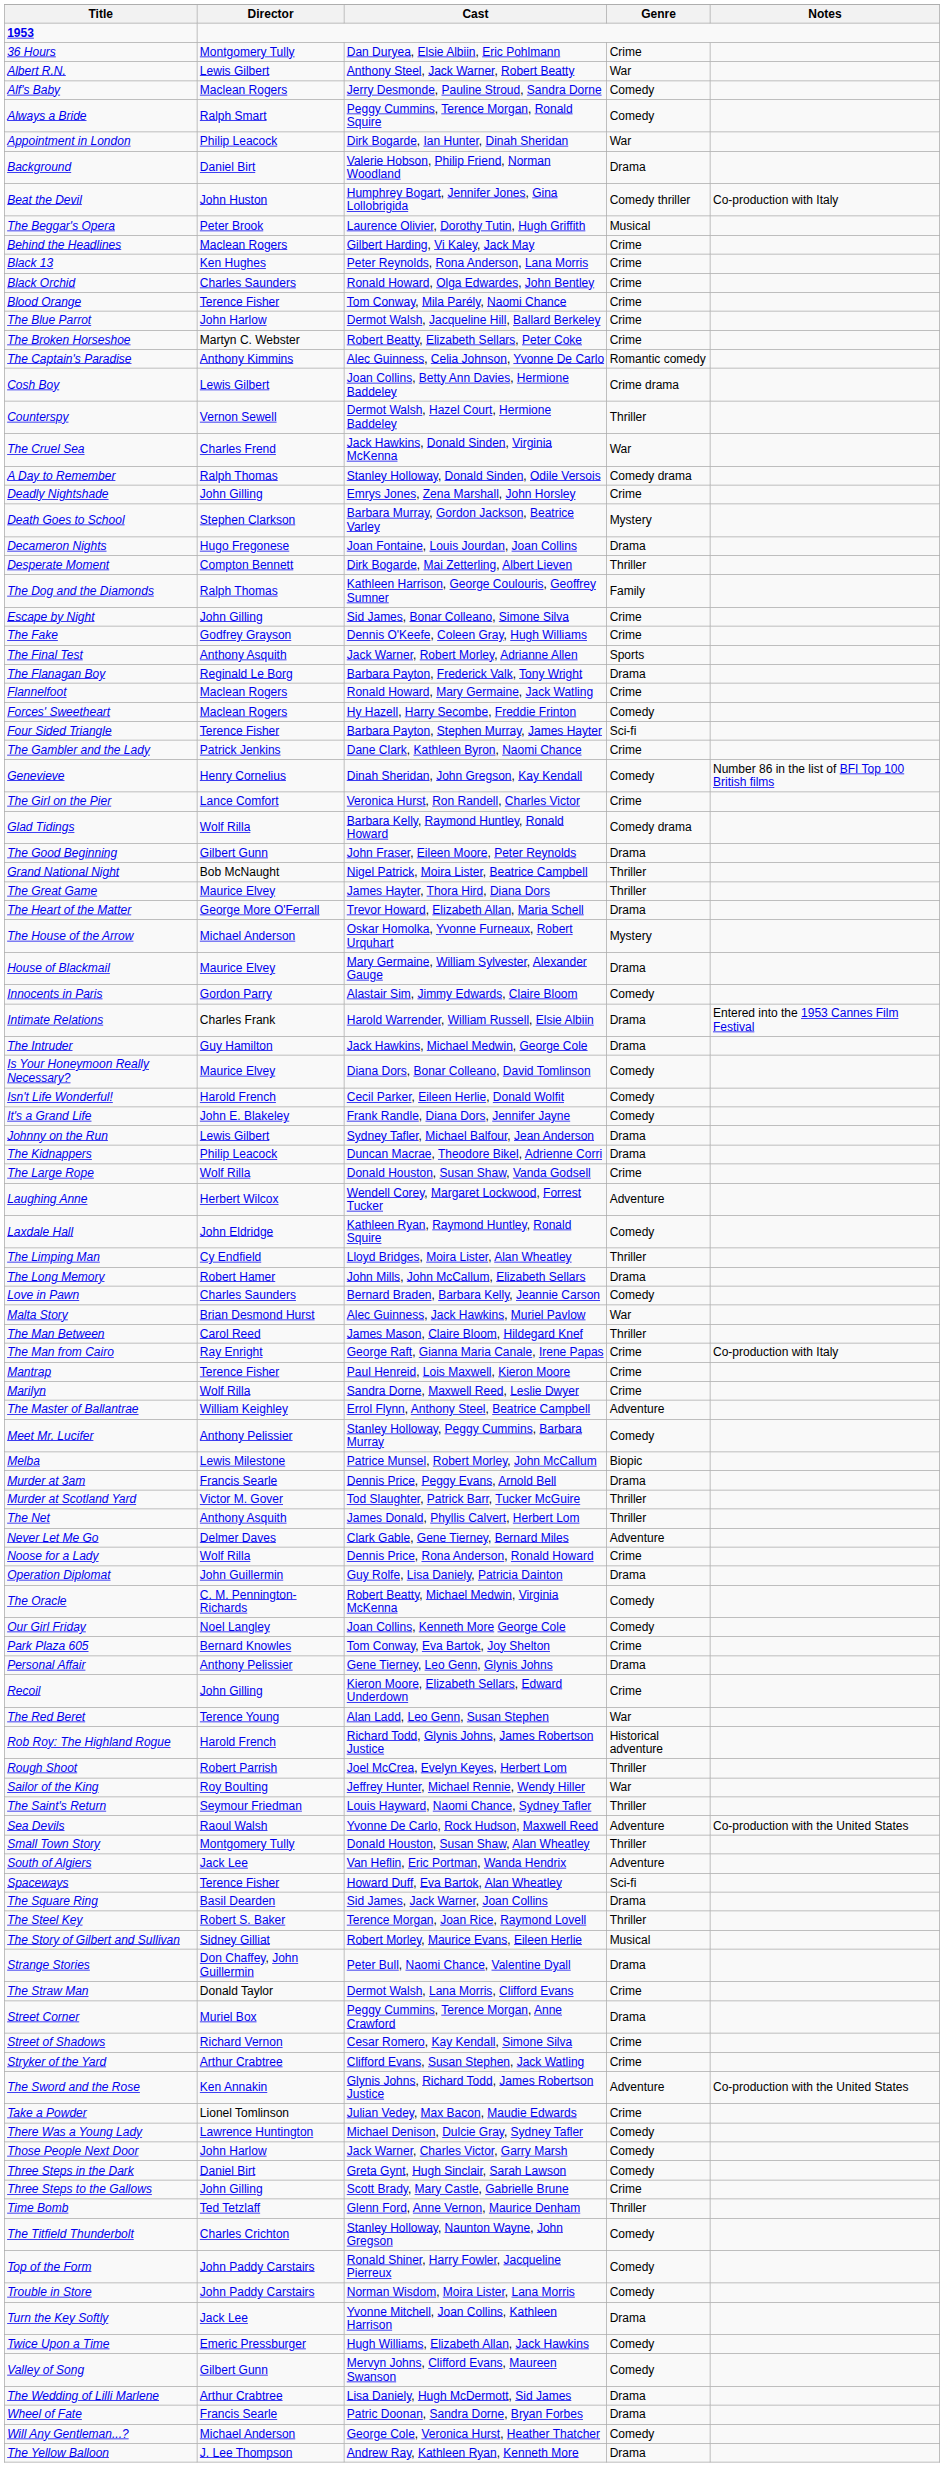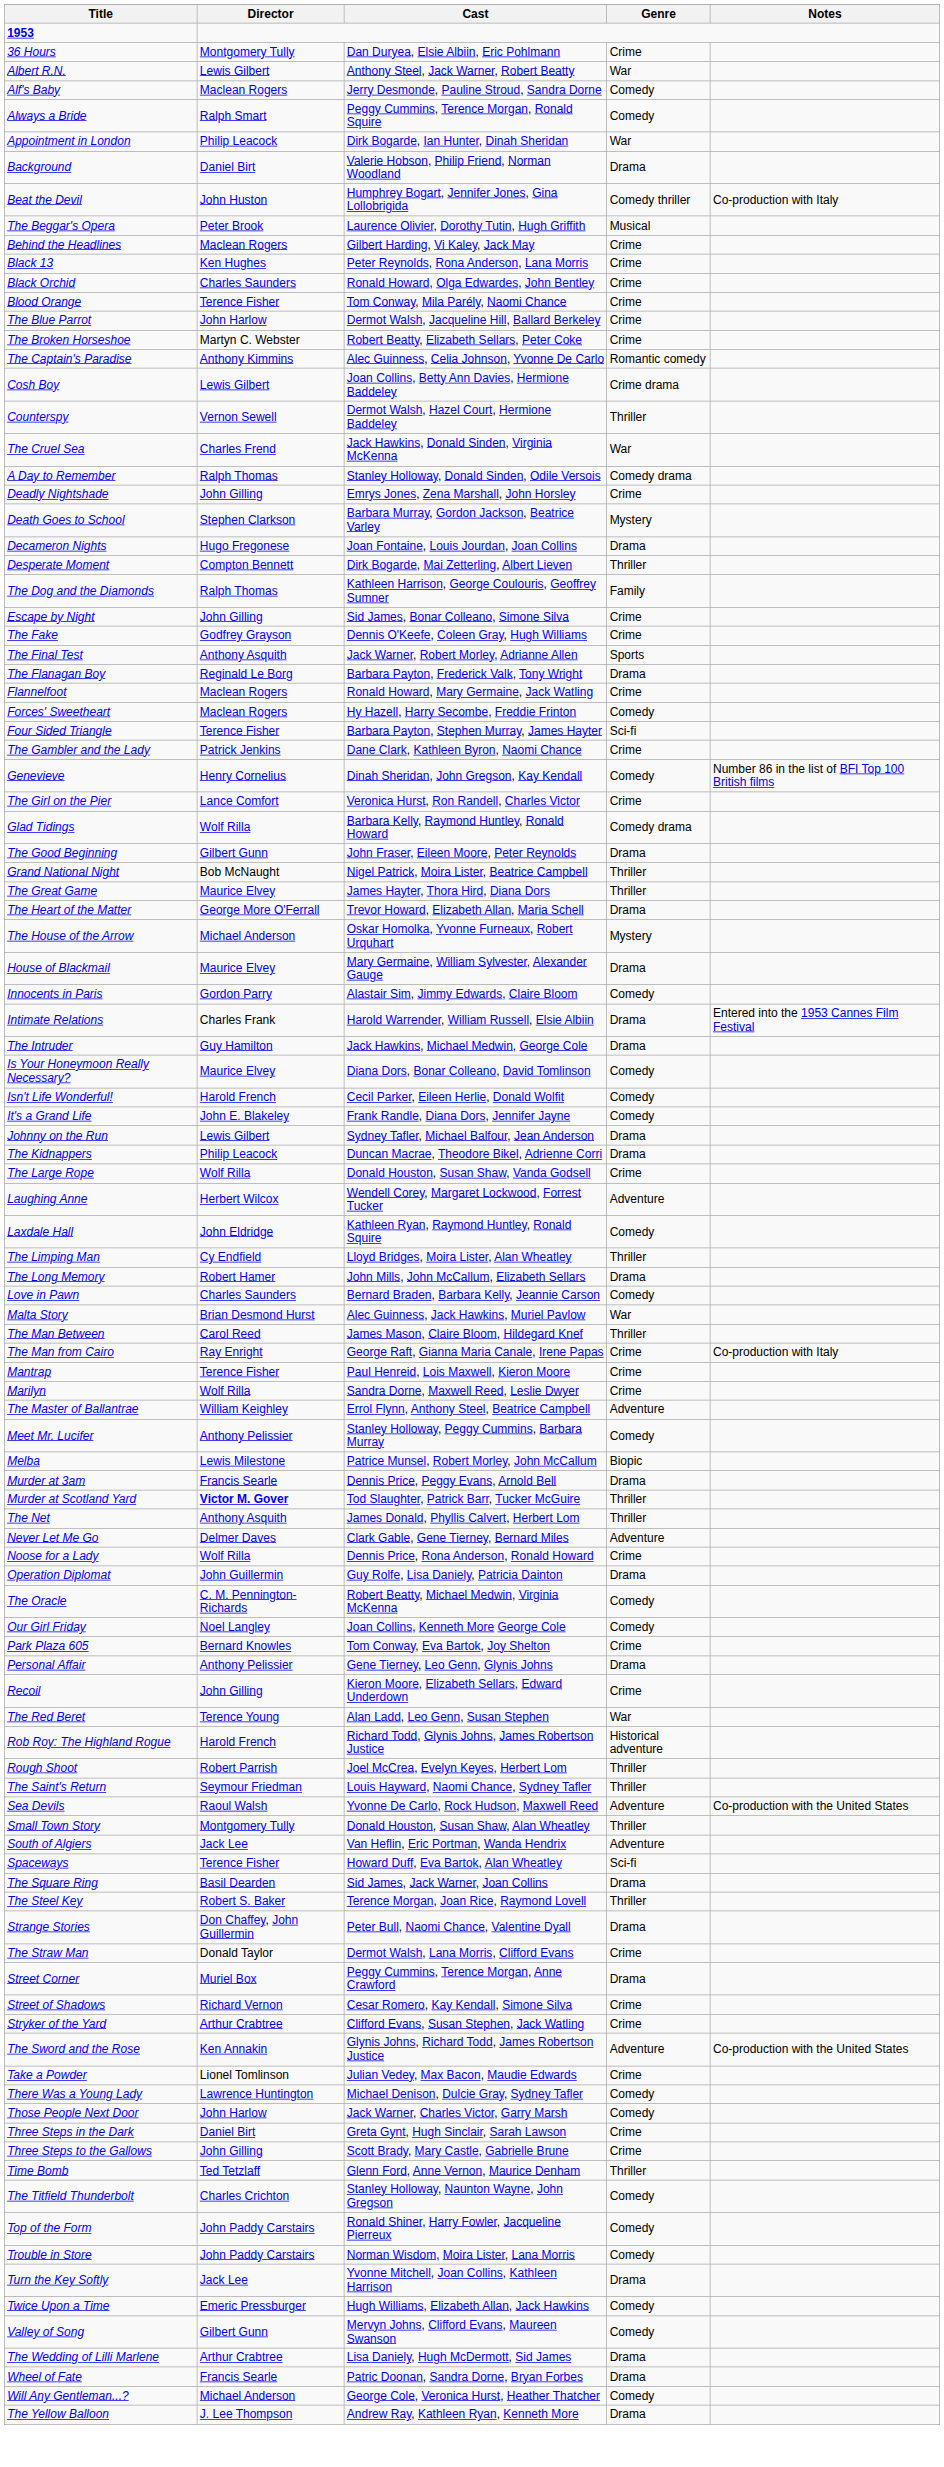(241, 1499) normal -> (244, 1499) bold
- row: (53, 1787)
- row: (94, 1939)
(632, 2170) Comedy -> (626, 2132) Crime
